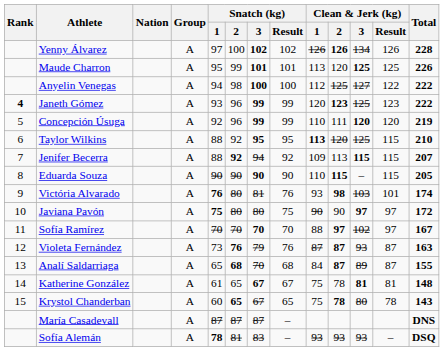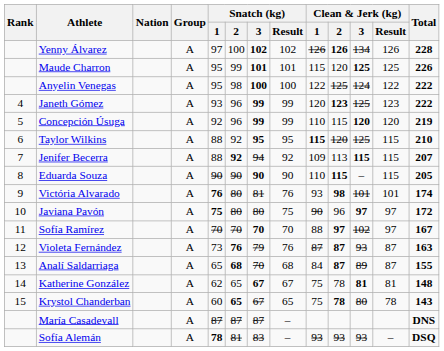(317, 67) 113 -> (317, 67) 115
(217, 85) 94 -> (217, 85) 95
(317, 85) 112 -> (317, 85) 122
(361, 85) 127 -> (361, 85) 124
(20, 103) bold -> (20, 103) normal
(339, 121) 111 -> (339, 121) 115
(317, 139) 113 -> (317, 139) 115
(361, 193) 103 -> (361, 193) 101
(339, 211) 90 -> (339, 211) 96
(217, 283) 61 -> (217, 283) 62
